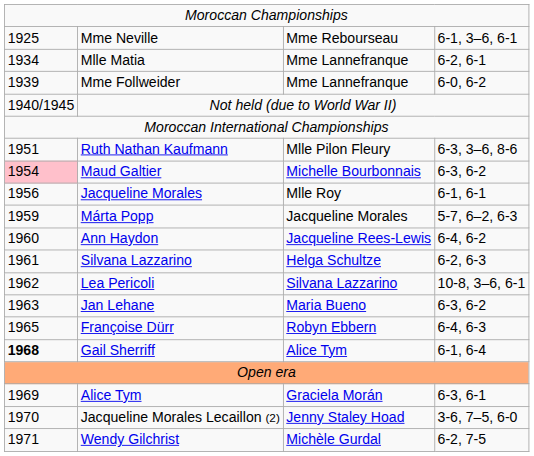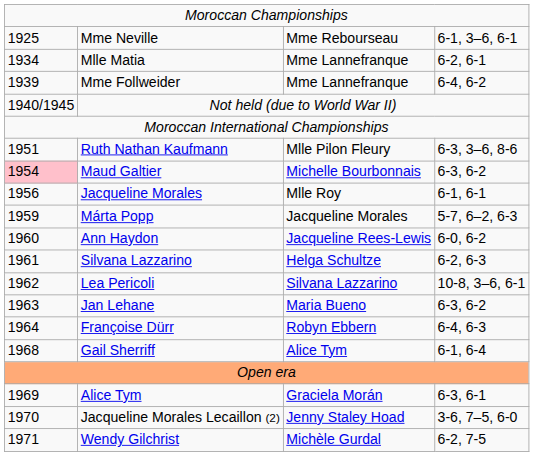(462, 82) 6-0, 6-2 -> (462, 82) 6-4, 6-2
(462, 238) 6-4, 6-2 -> (462, 238) 6-0, 6-2
(23, 328) 1965 -> (23, 328) 1964
(23, 350) bold -> (23, 350) normal
